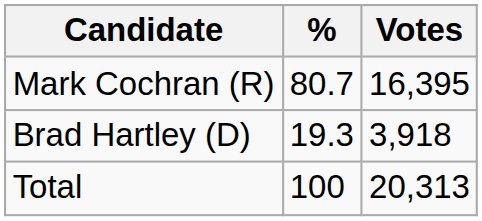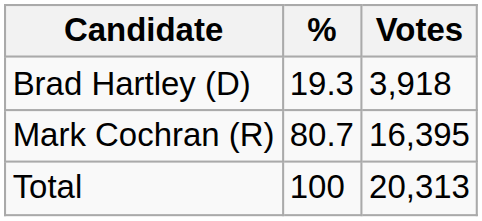rows swapped: (144, 82) <-> (132, 135)
